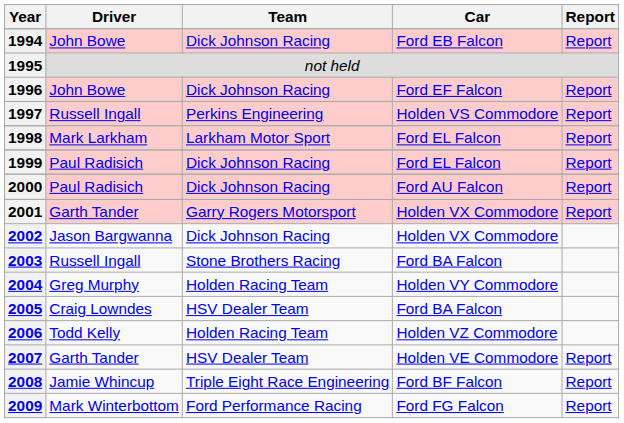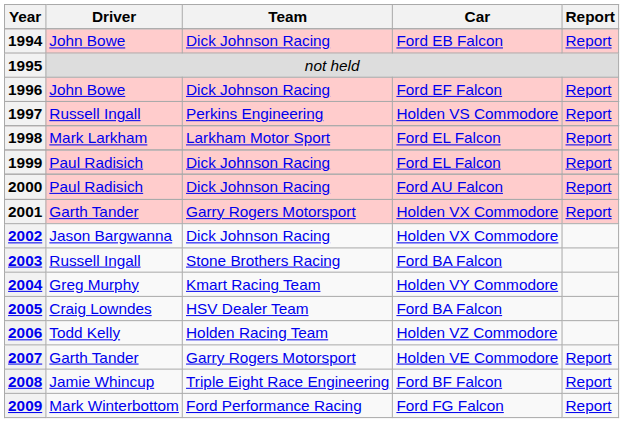(257, 284) Holden Racing Team -> (253, 284) Kmart Racing Team
(247, 357) HSV Dealer Team -> (271, 357) Garry Rogers Motorsport
